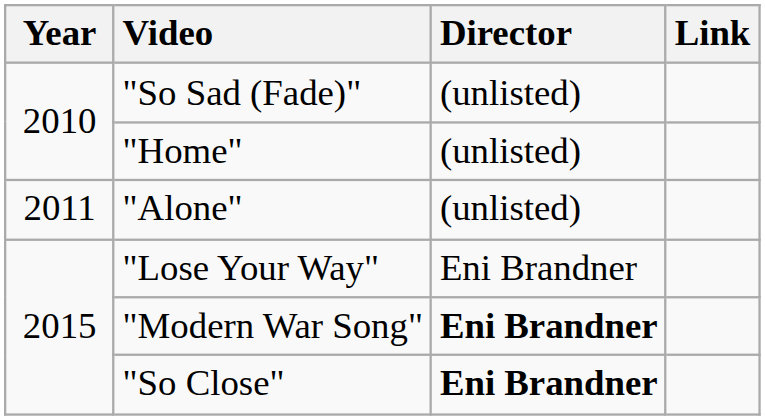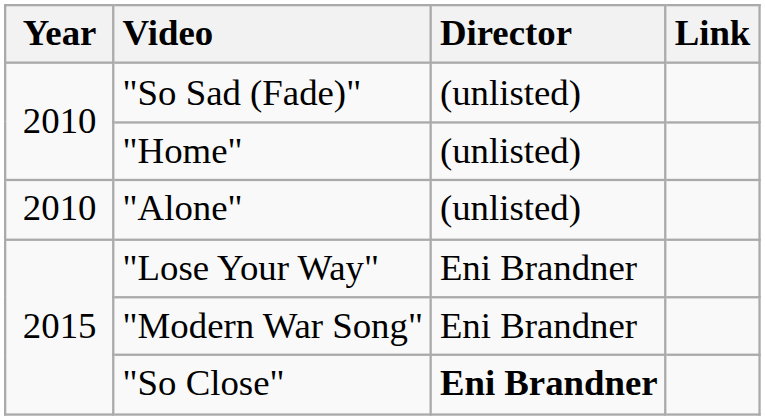(60, 208) 2011 -> (60, 208) 2010
(549, 325) bold -> (538, 325) normal
